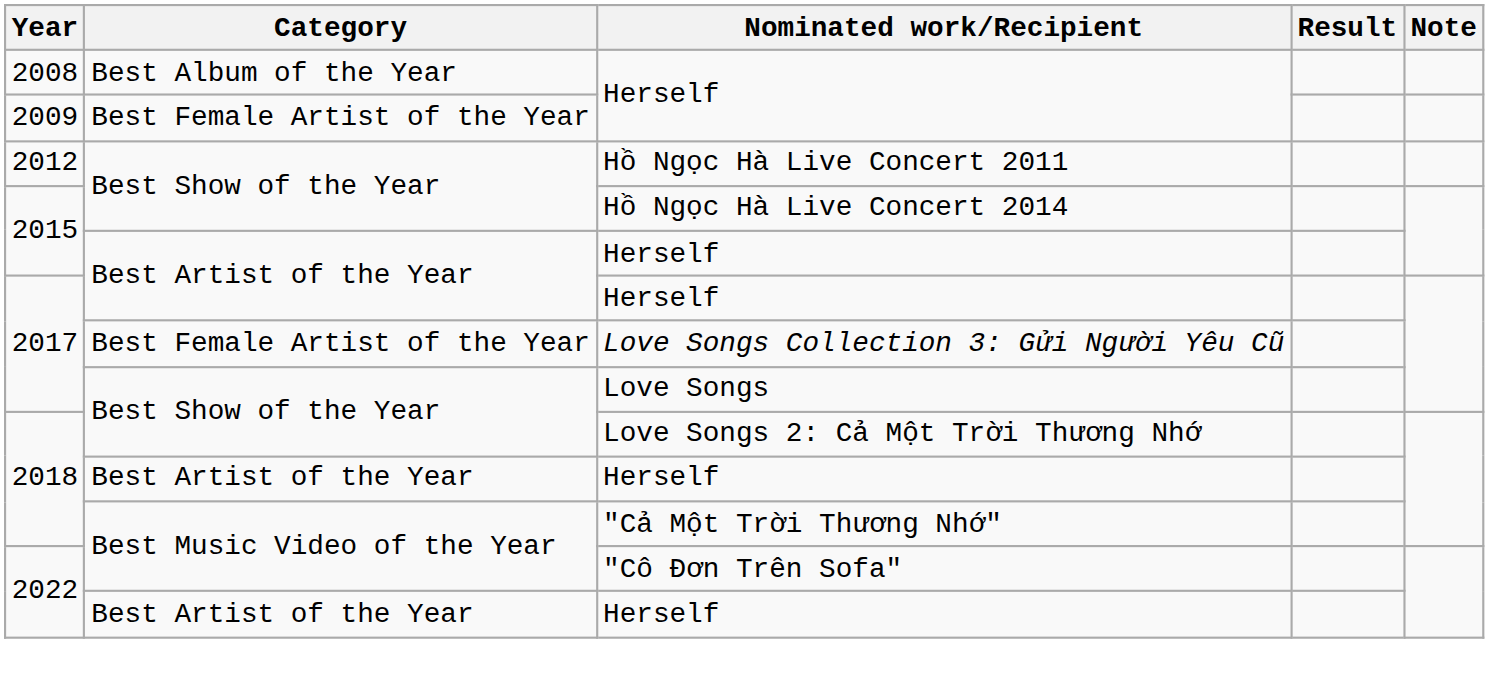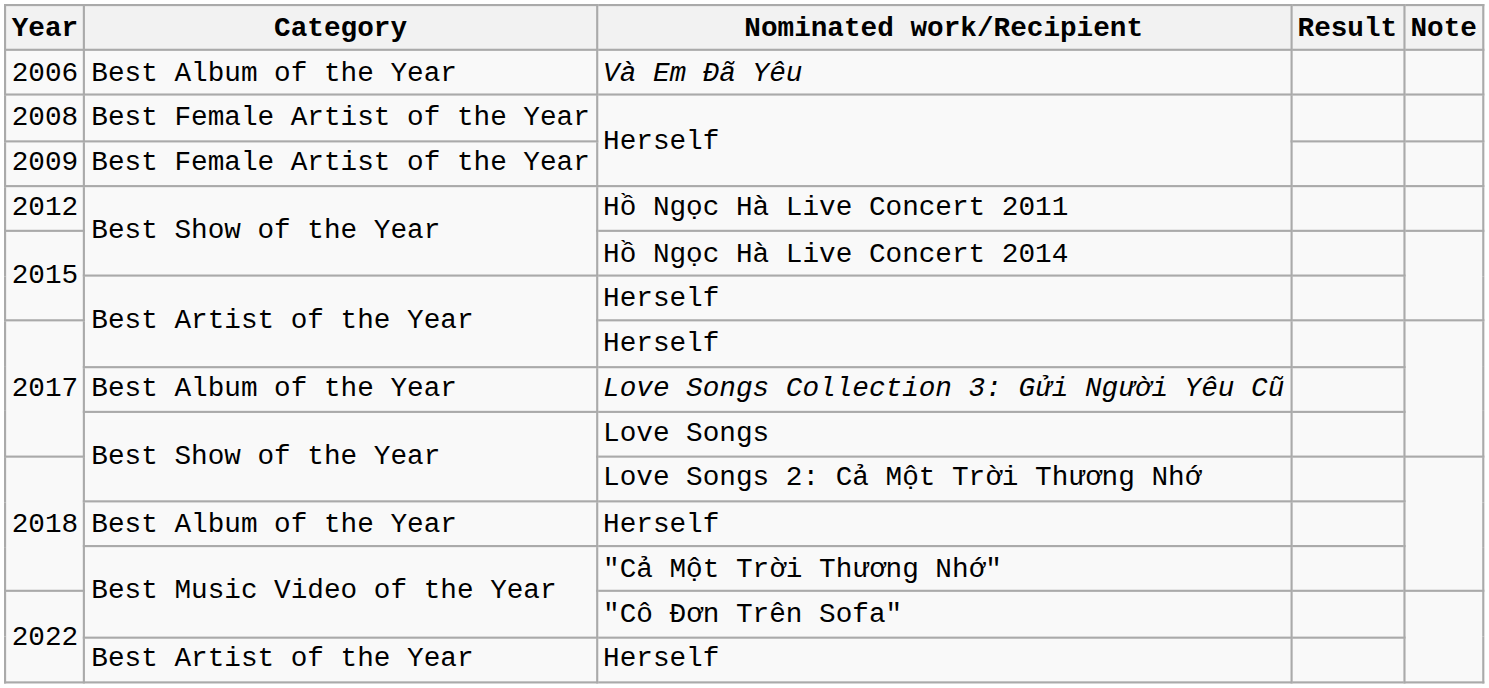+ row: (45, 73)
(274, 73) Best Album of the Year -> (341, 118) Best Female Artist of the Year
(341, 344) Best Female Artist of the Year -> (274, 389) Best Album of the Year
(282, 479) Best Artist of the Year -> (274, 524) Best Album of the Year
